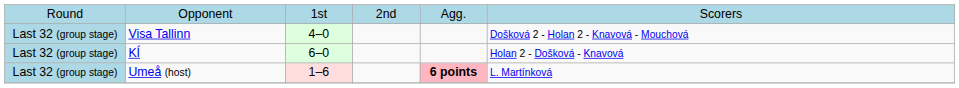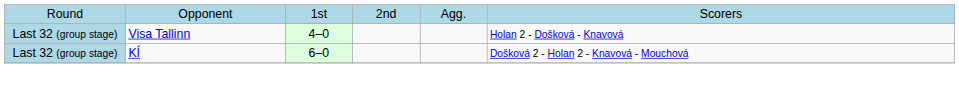(589, 34) Došková 2 - Holan 2 - Knavová - Mouchová -> (557, 34) Holan 2 - Došková - Knavová
(557, 54) Holan 2 - Došková - Knavová -> (589, 54) Došková 2 - Holan 2 - Knavová - Mouchová
- row: (160, 72)
